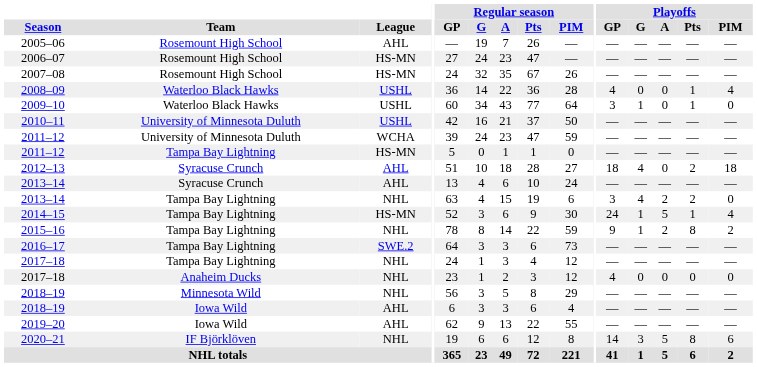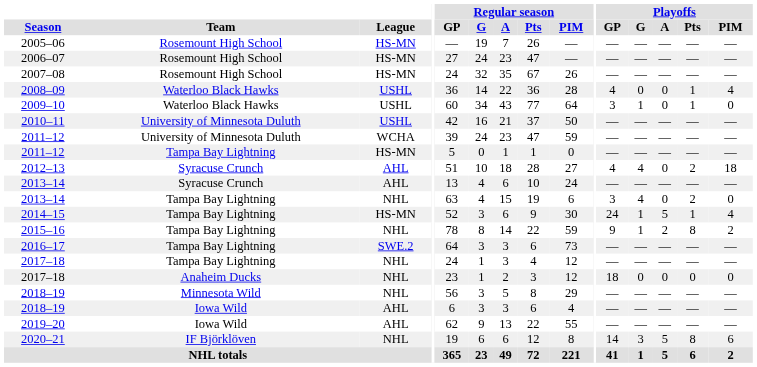(396, 43) AHL -> (396, 43) HS-MN
(612, 167) 18 -> (612, 167) 4
(665, 199) 2 -> (665, 199) 0
(612, 277) 4 -> (612, 277) 18
